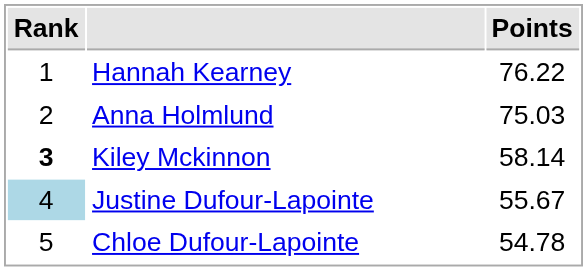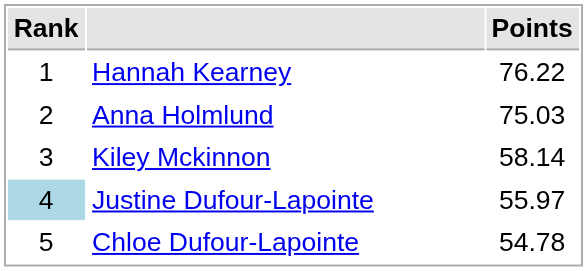(46, 157) bold -> (46, 157) normal
(532, 200) 55.67 -> (532, 200) 55.97
